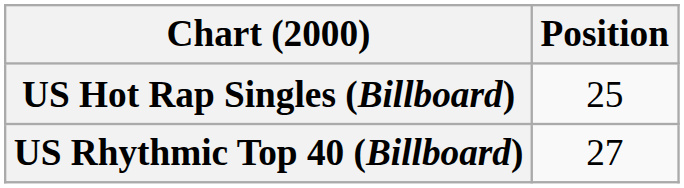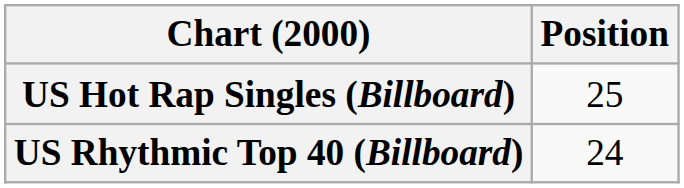(605, 152) 27 -> (605, 152) 24
